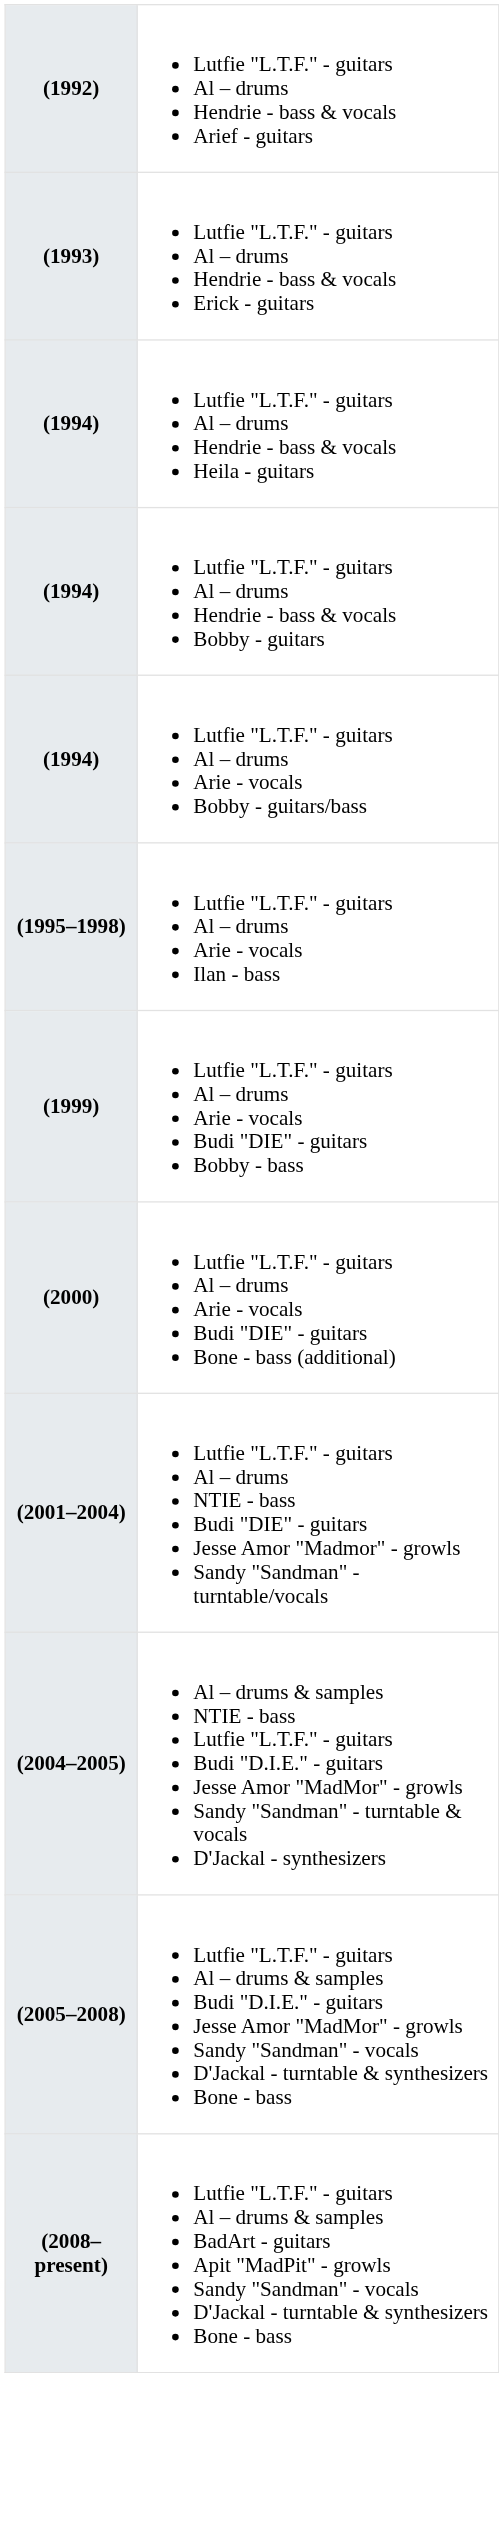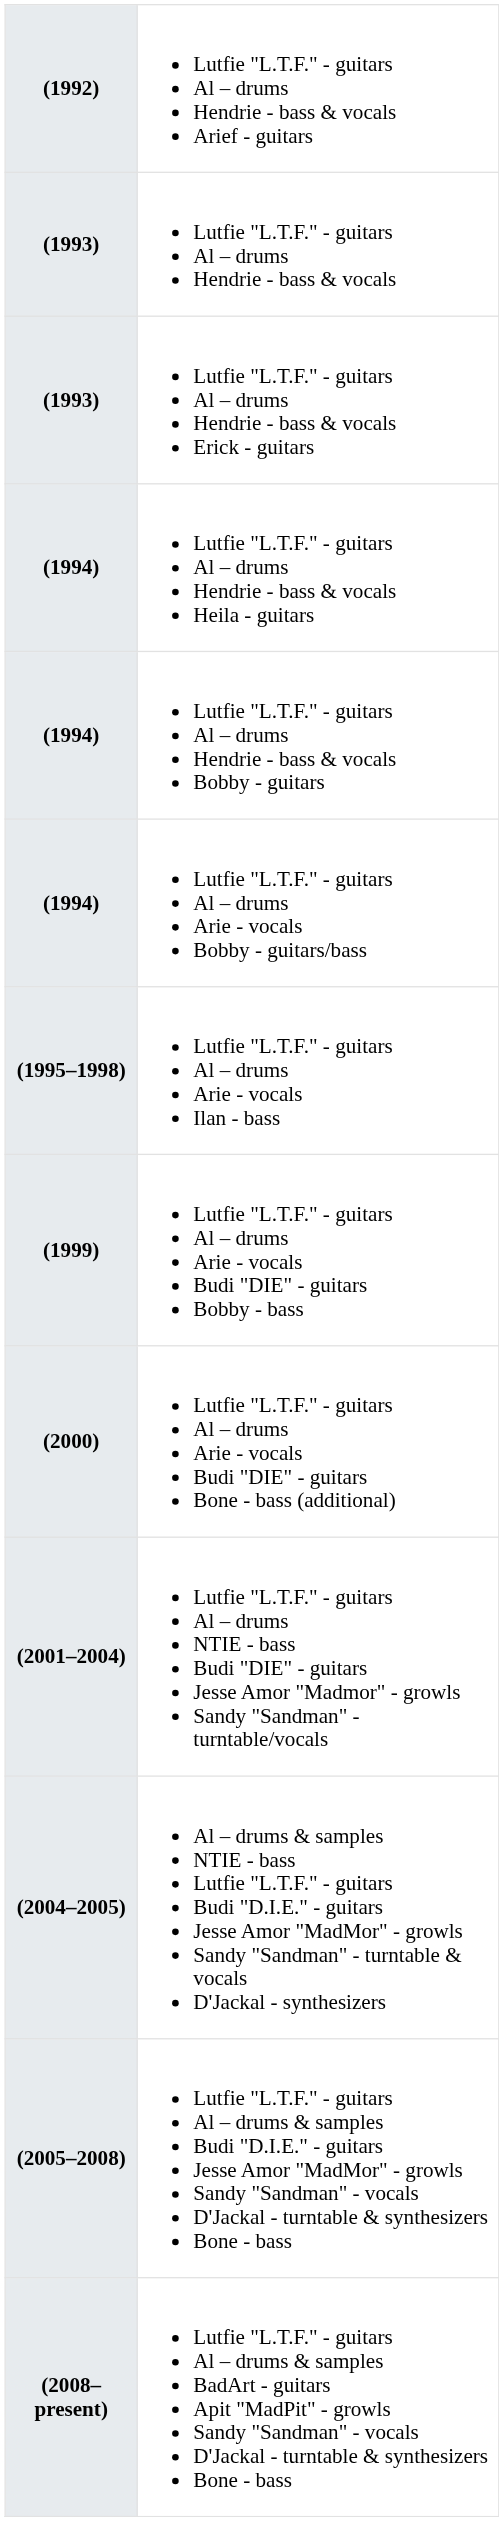+ row: (318, 256)
